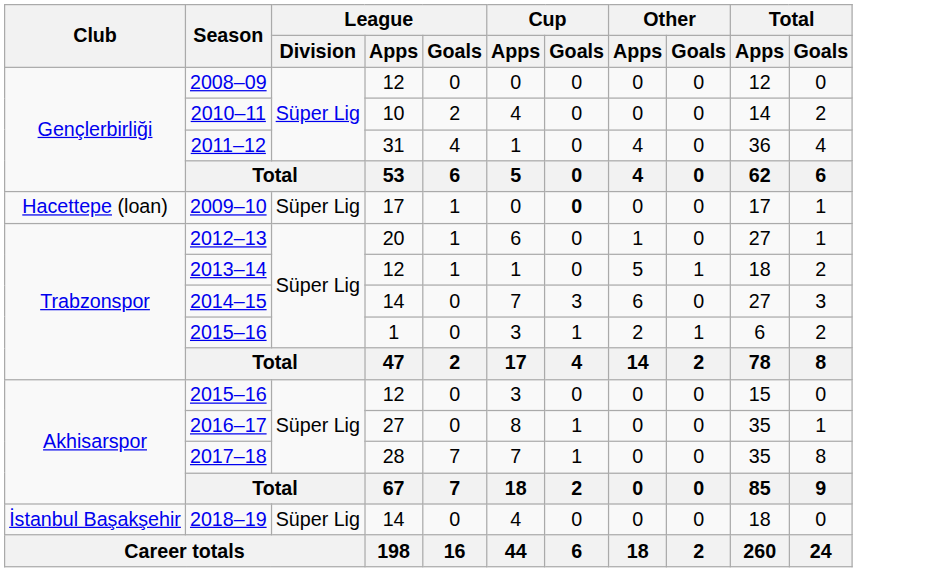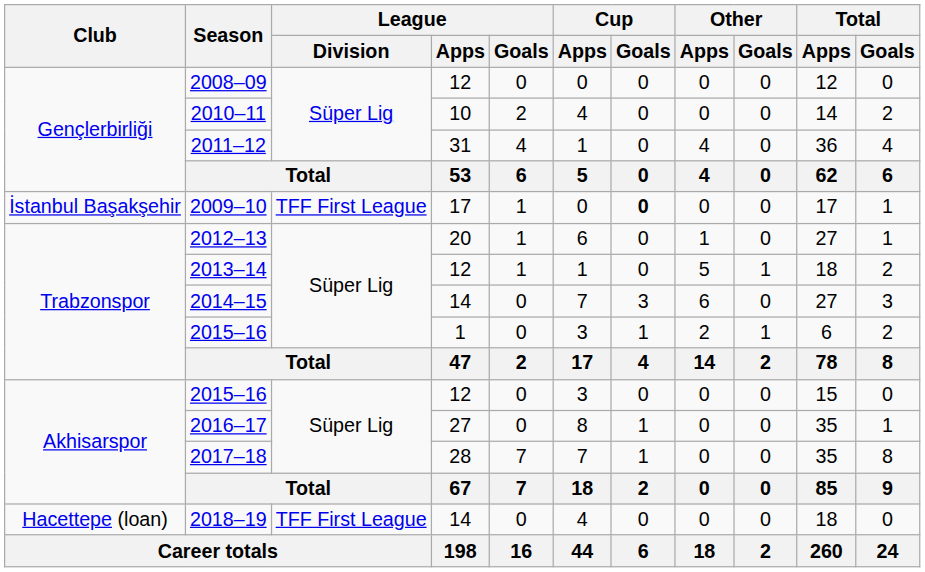(95, 207) Hacettepe (loan) -> (95, 207) İstanbul Başakşehir
(318, 207) Süper Lig -> (351, 207) TFF First League
(95, 519) İstanbul Başakşehir -> (95, 519) Hacettepe (loan)
(318, 519) Süper Lig -> (351, 519) TFF First League
